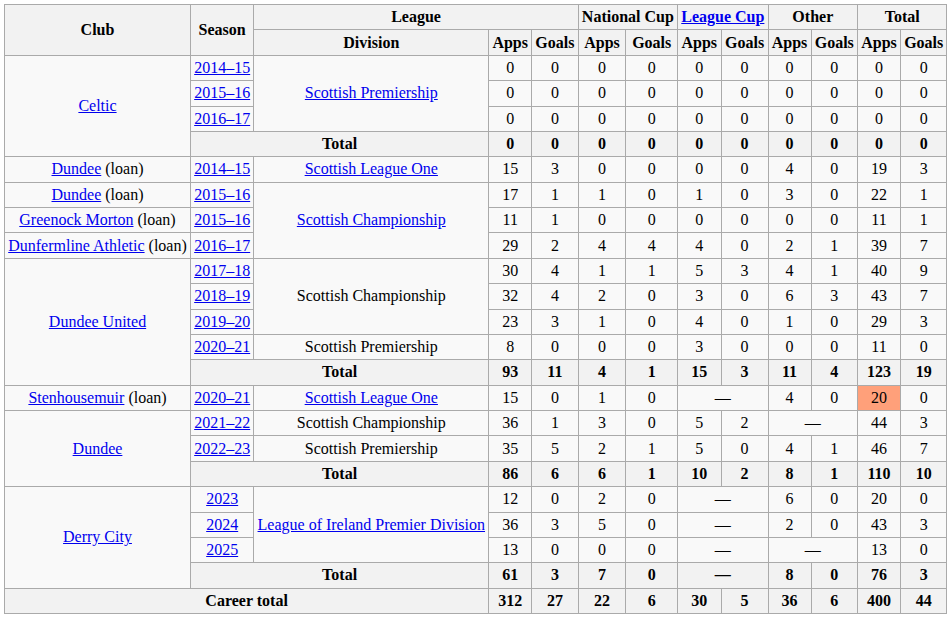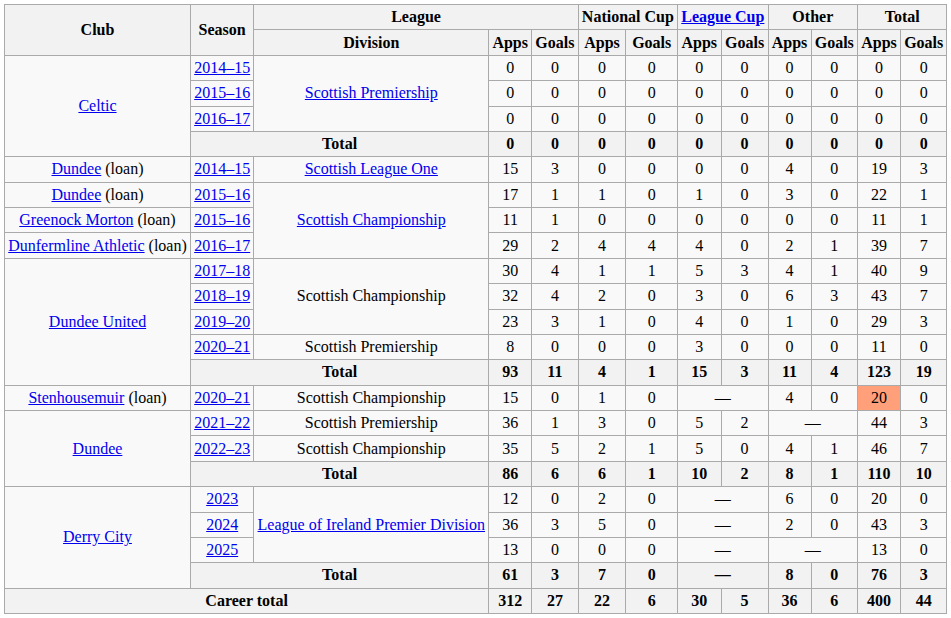(371, 397) Scottish League One -> (371, 397) Scottish Championship
(371, 423) Scottish Championship -> (371, 423) Scottish Premiership
(371, 448) Scottish Premiership -> (371, 448) Scottish Championship
